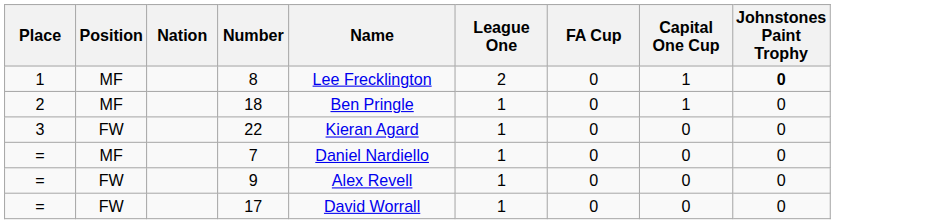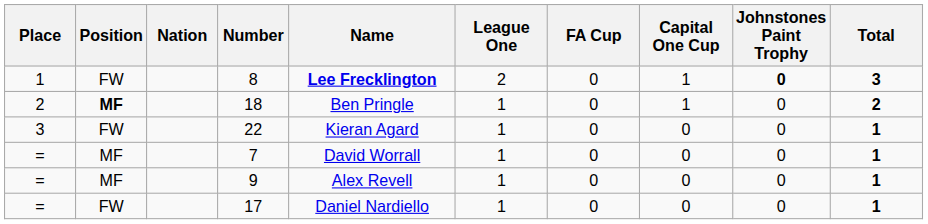+ column: (876, 35)
(111, 79) MF -> (111, 79) FW
(372, 79) normal -> (372, 79) bold
(111, 105) normal -> (111, 105) bold
(372, 156) Daniel Nardiello -> (372, 156) David Worrall
(111, 181) FW -> (111, 181) MF
(372, 207) David Worrall -> (372, 207) Daniel Nardiello
